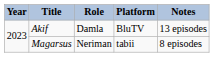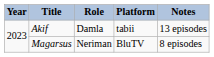(130, 28) BluTV -> (125, 28) tabii
(125, 44) tabii -> (130, 44) BluTV
